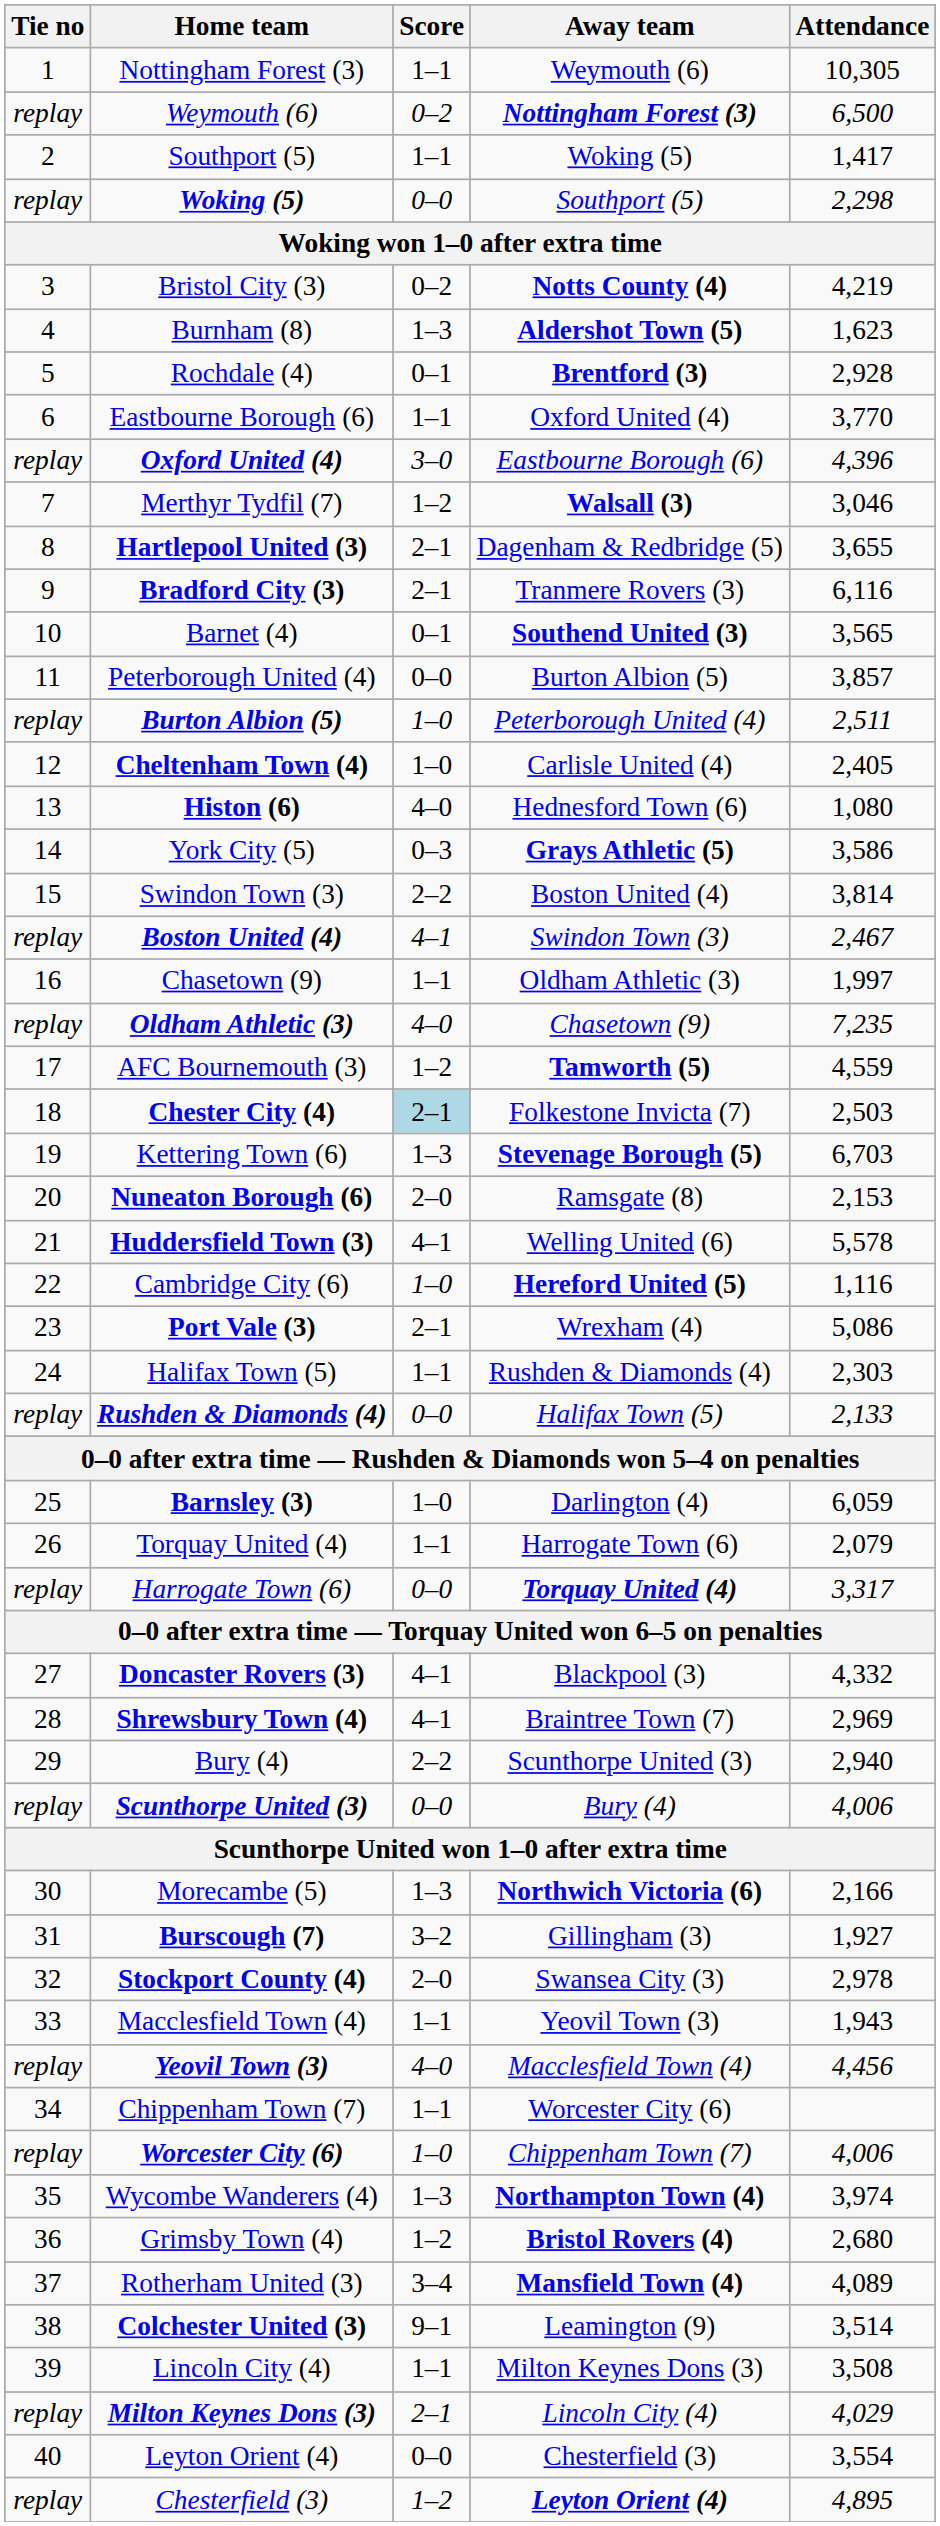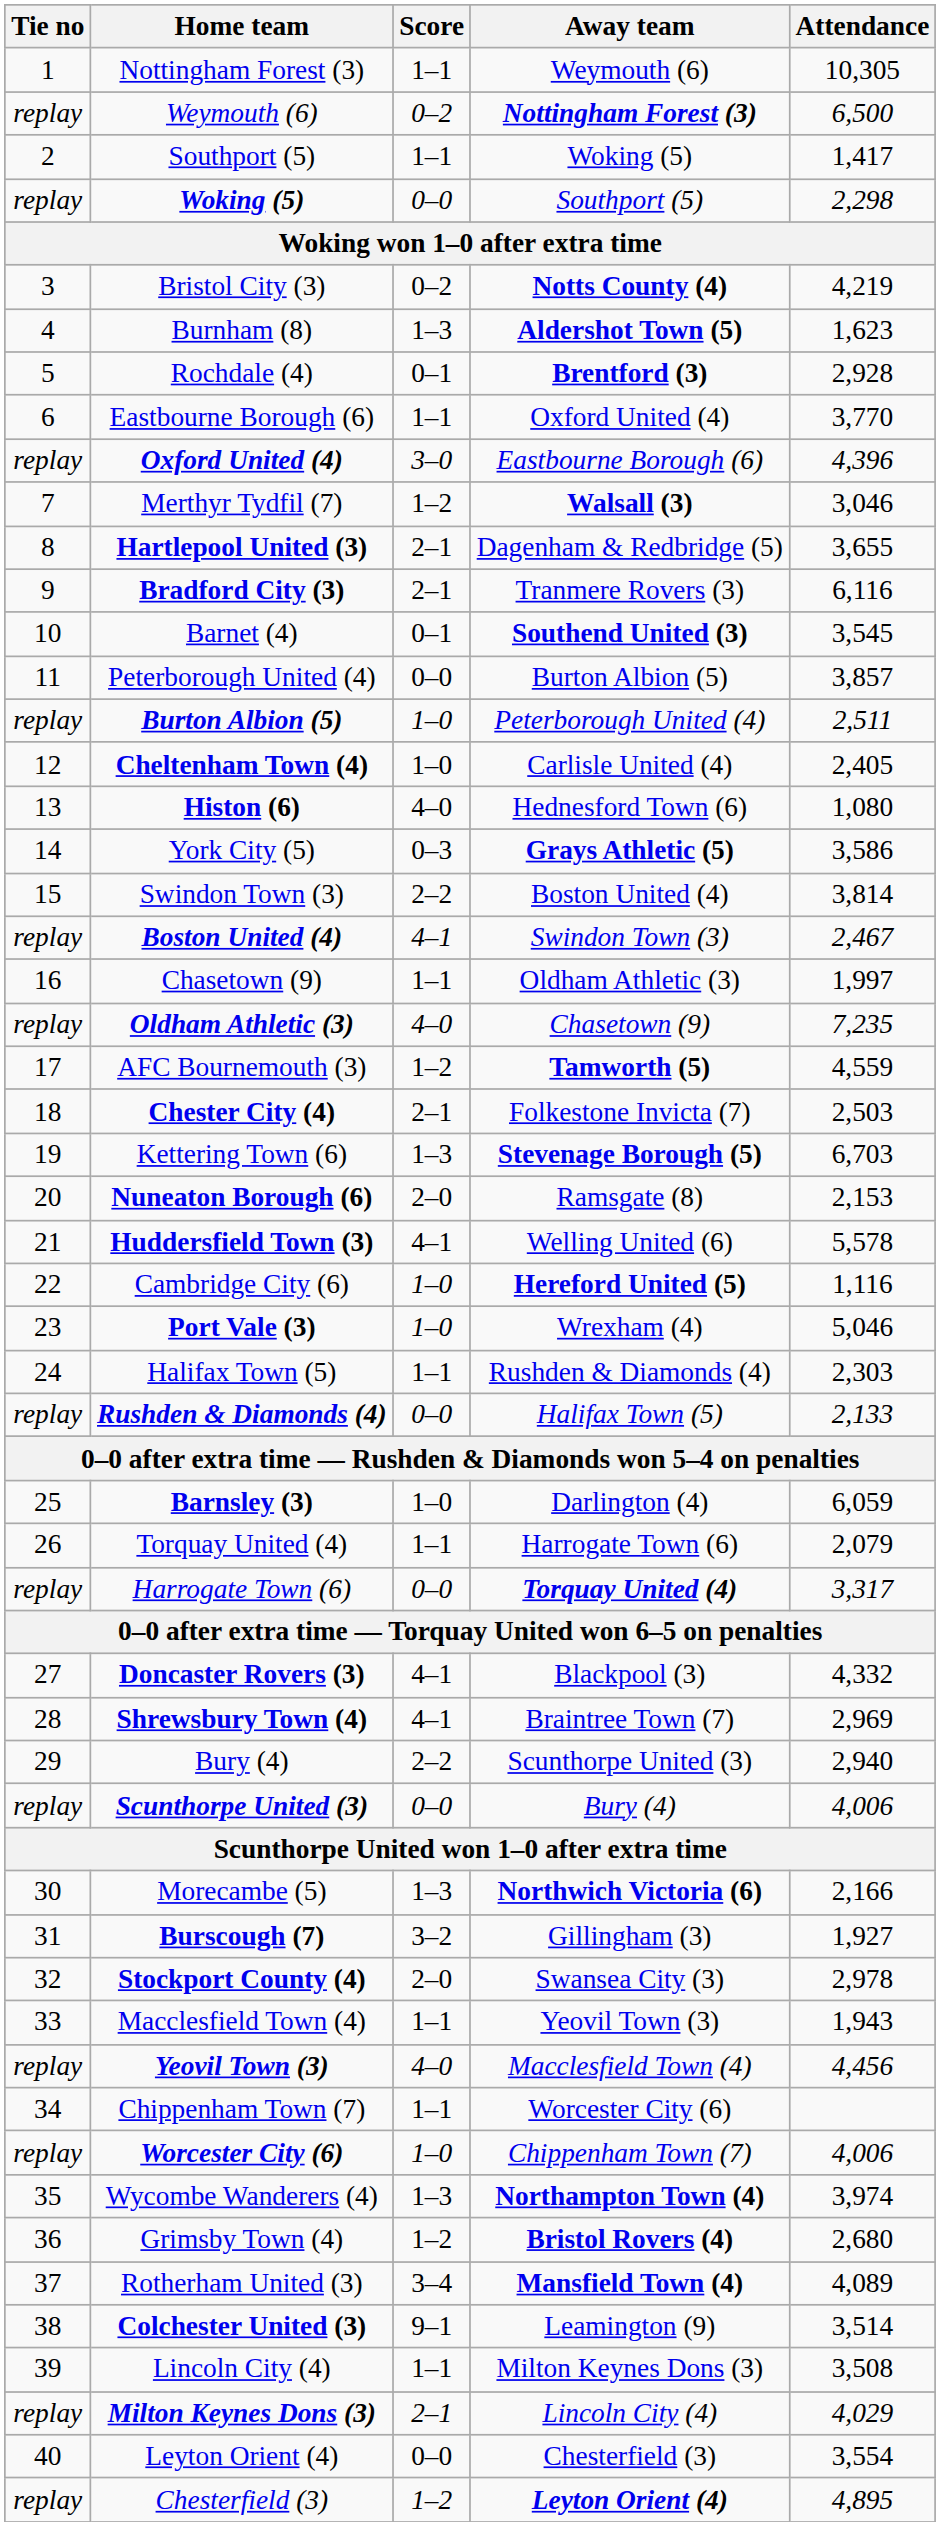(862, 633) 3,565 -> (862, 633) 3,545
(432, 1110) lightblue background -> (432, 1110) no background
(432, 1327) 2–1 -> (432, 1327) 1–0
(862, 1327) 5,086 -> (862, 1327) 5,046
